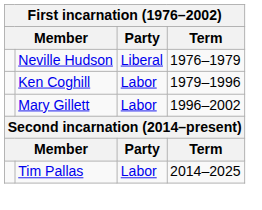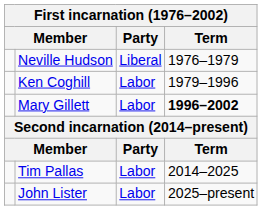(205, 104) normal -> (203, 104) bold
+ row: (53, 194)
